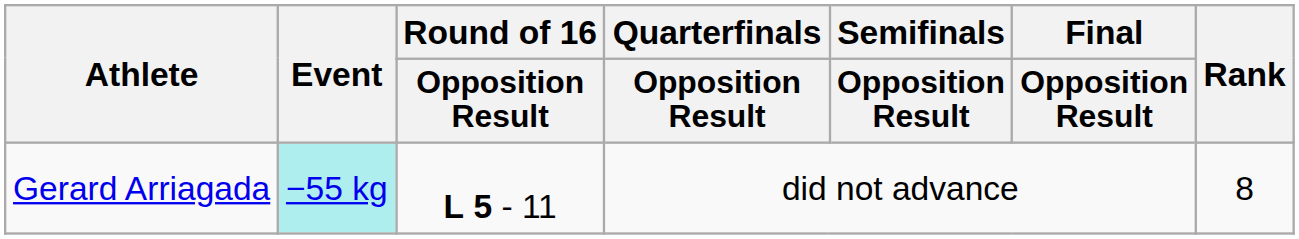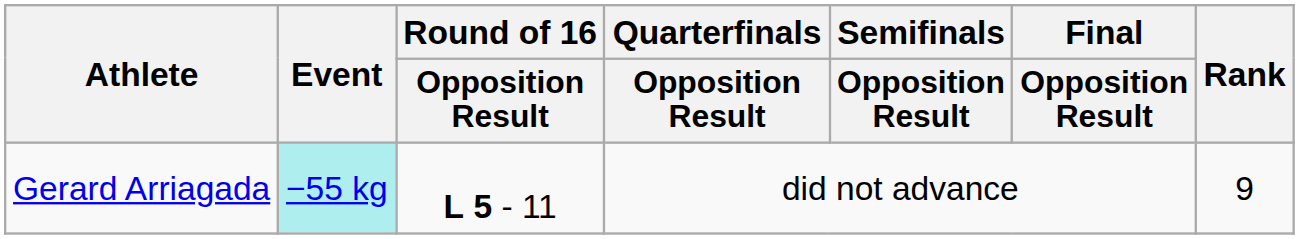(1245, 189) 8 -> (1245, 189) 9
